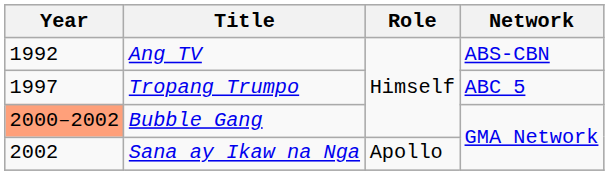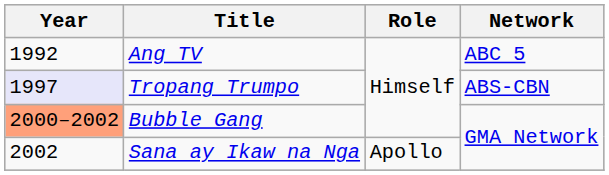(507, 54) ABS-CBN -> (495, 54) ABC 5
(34, 87) no background -> (34, 87) lavender background
(495, 87) ABC 5 -> (507, 87) ABS-CBN
